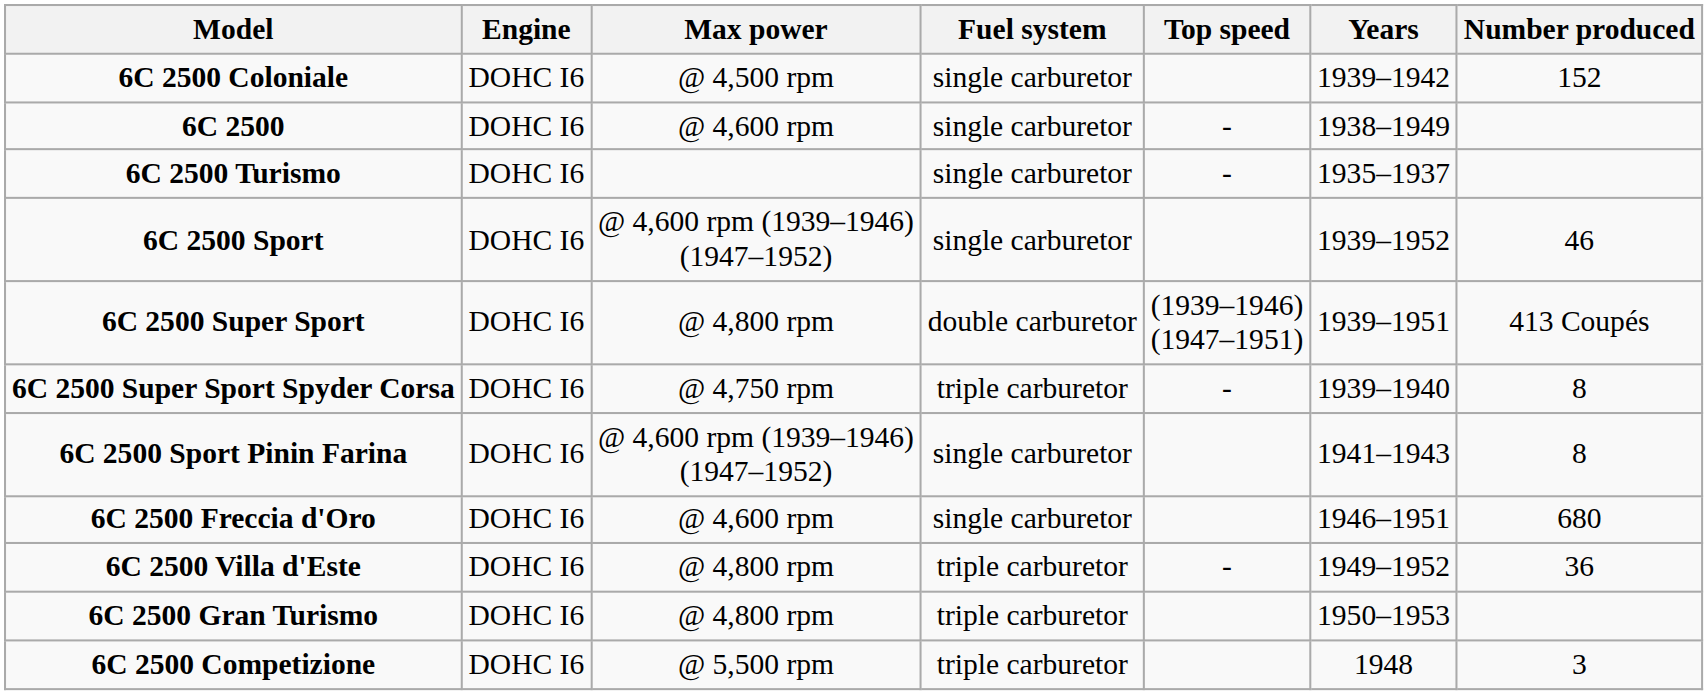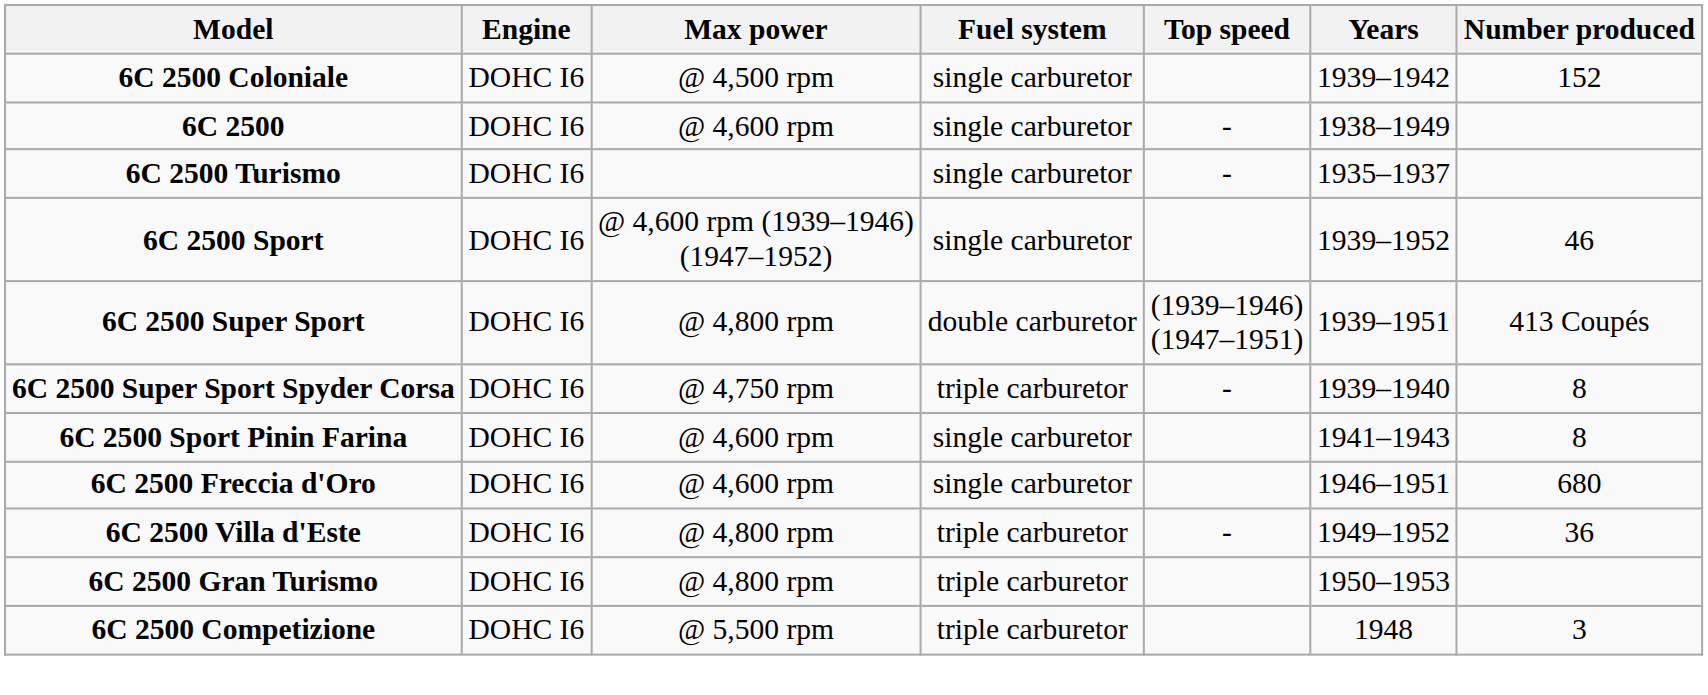(756, 452) @ 4,600 rpm (1939–1946) (1947–1952) -> (756, 435) @ 4,600 rpm
